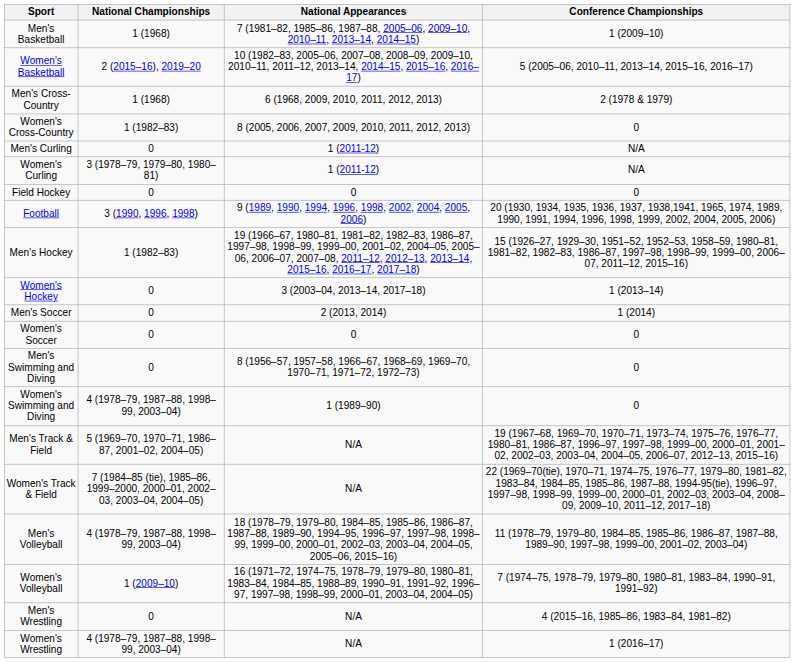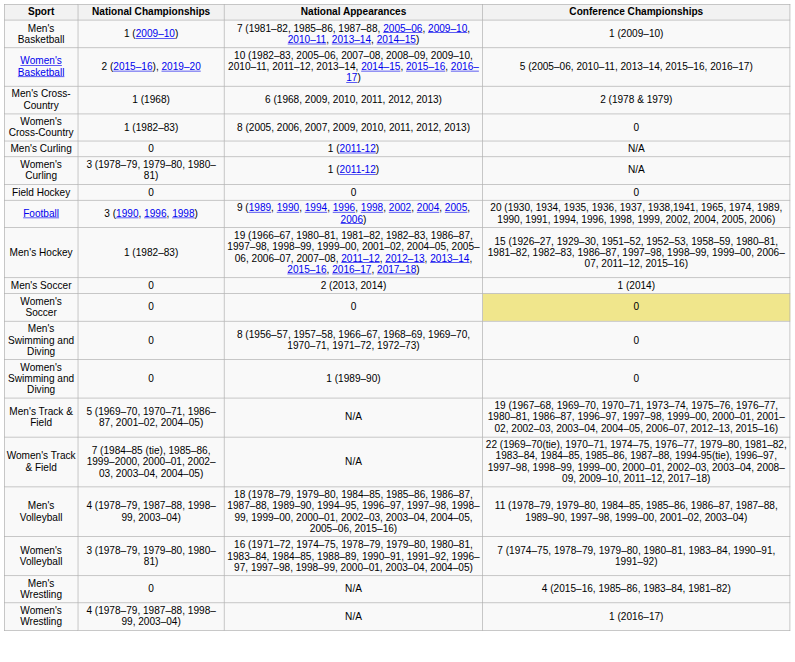(151, 34) 1 (1968) -> (151, 34) 1 (2009–10)
- row: (41, 291)
(636, 334) no background -> (636, 307) khaki background
(151, 406) 4 (1978–79, 1987–88, 1998–99, 2003–04) -> (151, 379) 0
(151, 583) 1 (2009–10) -> (151, 556) 3 (1978–79, 1979–80, 1980–81)
